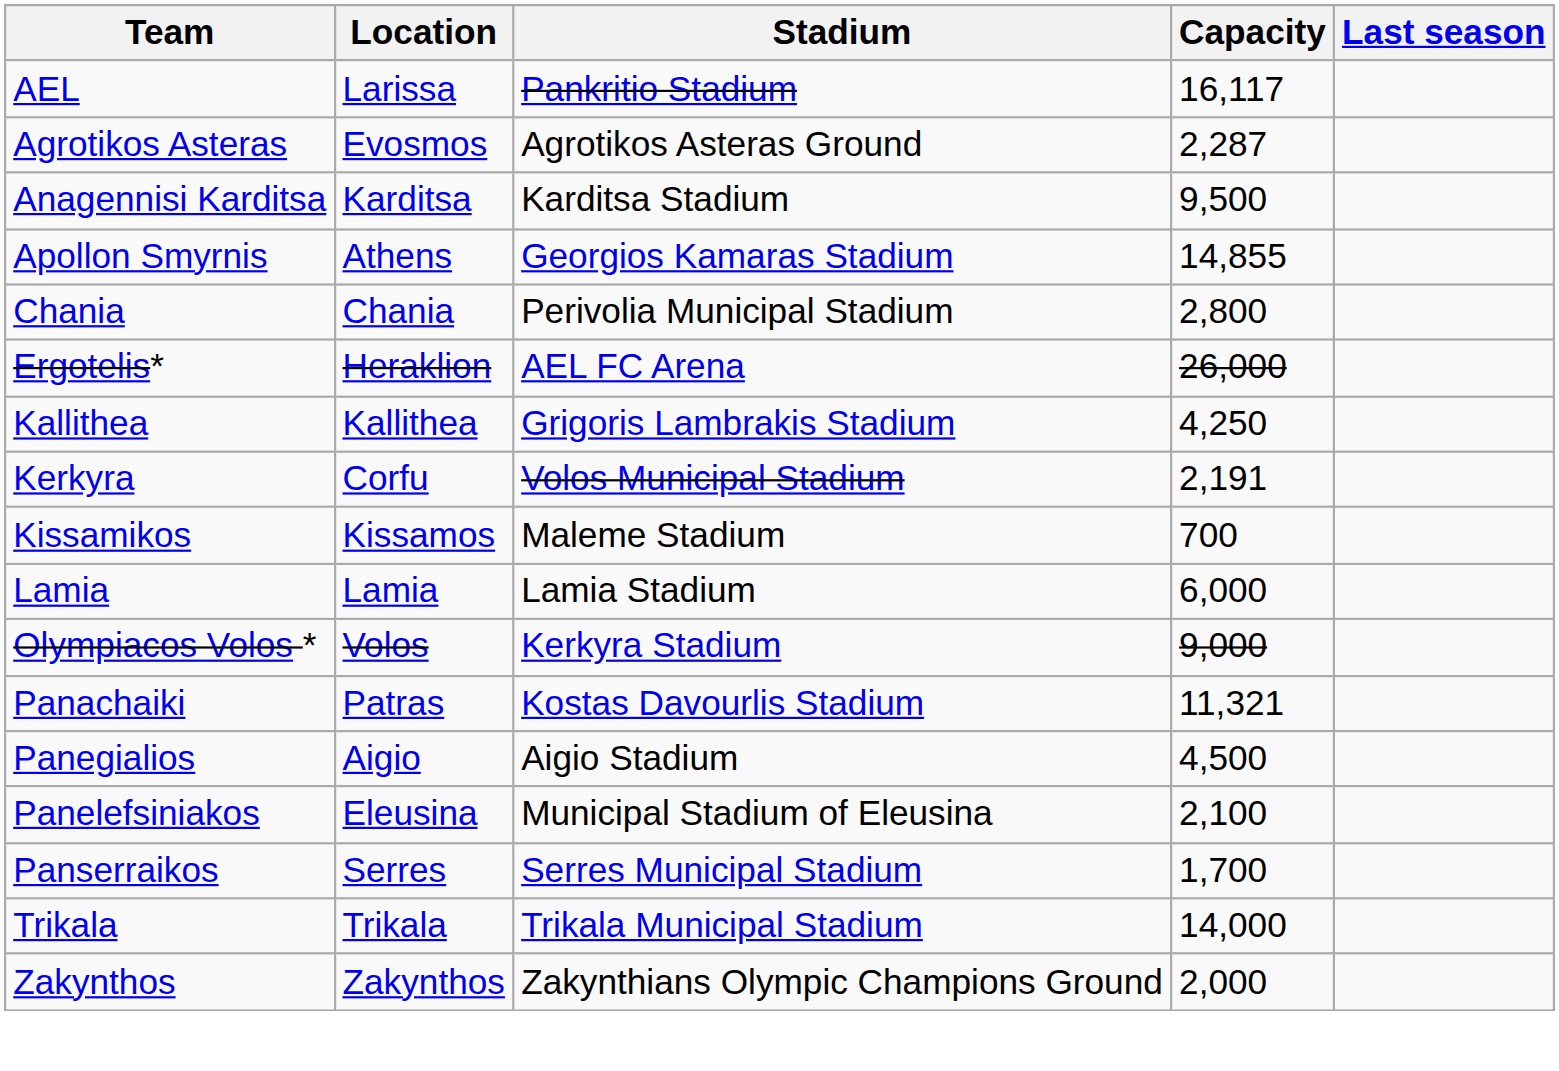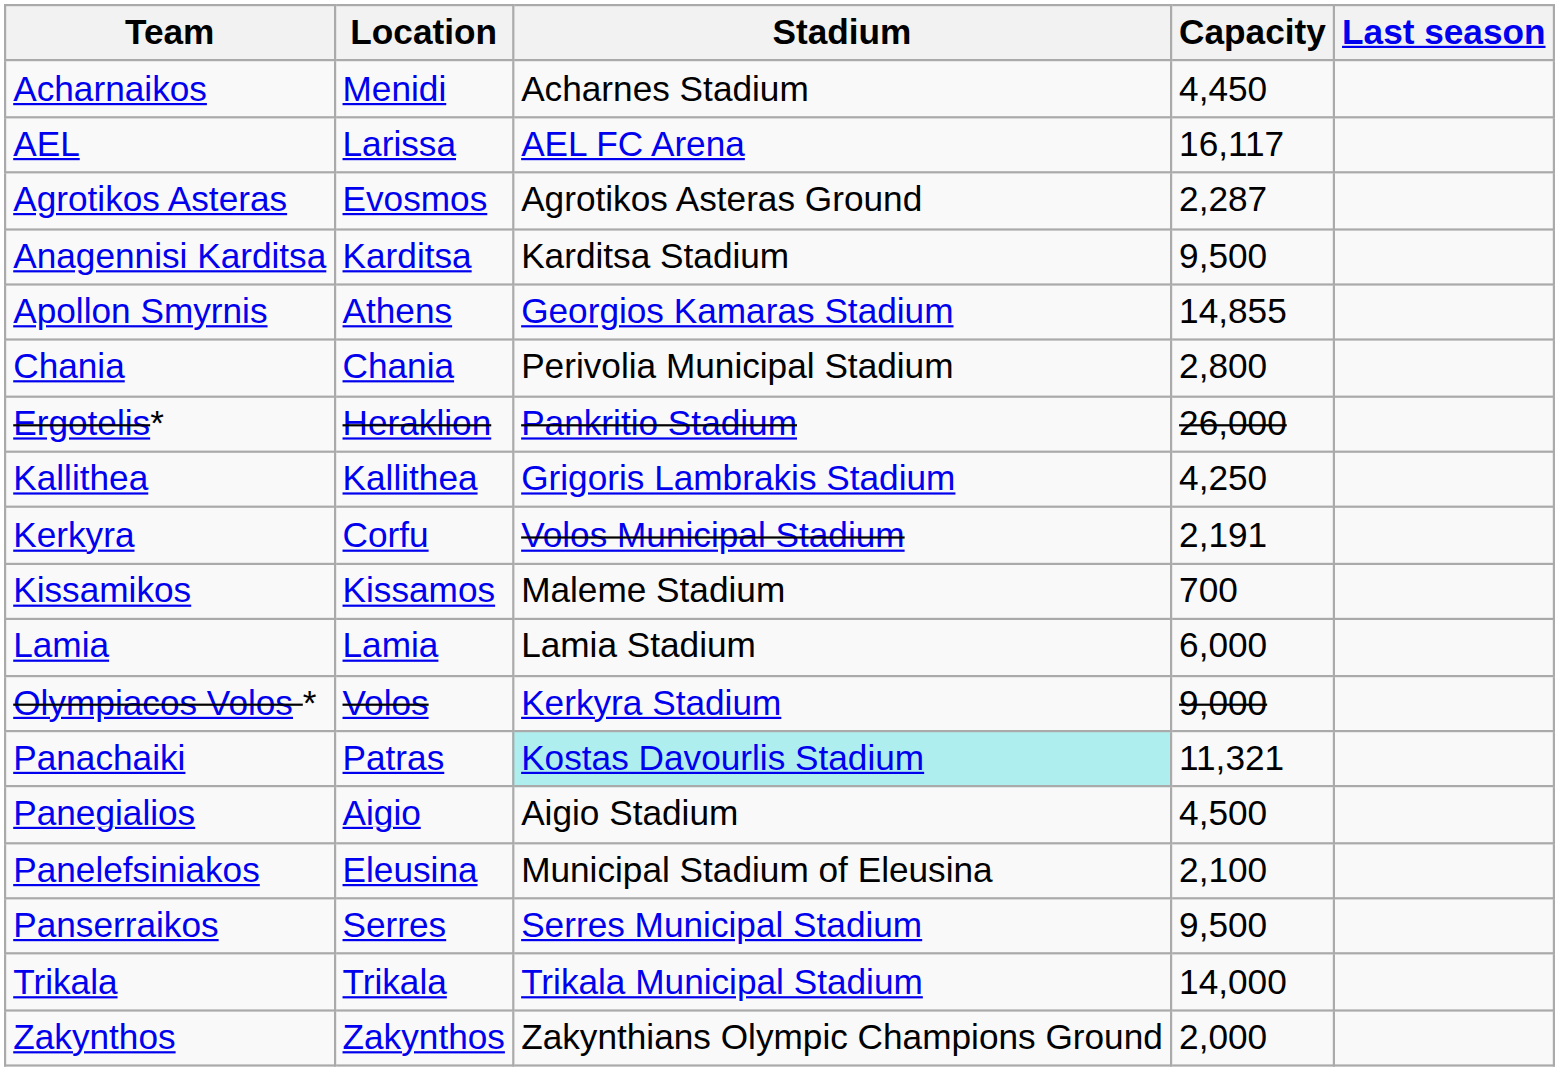+ row: (110, 88)
(659, 88) Pankritio Stadium -> (633, 144) AEL FC Arena
(633, 367) AEL FC Arena -> (659, 423) Pankritio Stadium
(723, 702) no background -> (723, 758) paleturquoise background
(1223, 869) 1,700 -> (1223, 925) 9,500
